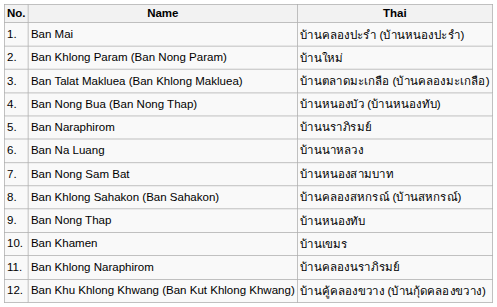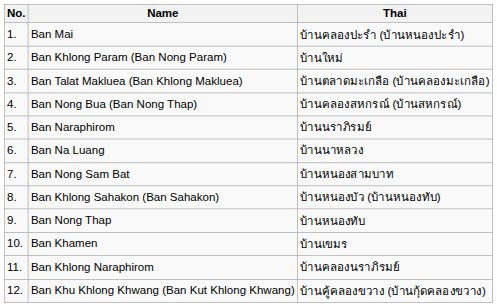(370, 104) บ้านหนองบัว (บ้านหนองทับ) -> (381, 104) บ้านคลองสหกรณ์ (บ้านสหกรณ์)
(381, 197) บ้านคลองสหกรณ์ (บ้านสหกรณ์) -> (370, 197) บ้านหนองบัว (บ้านหนองทับ)
